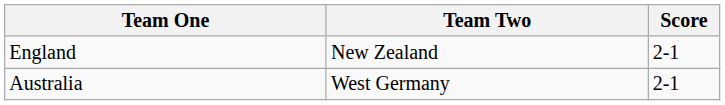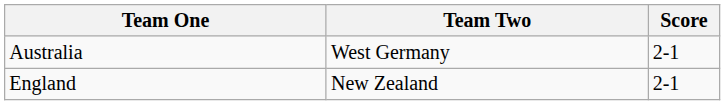rows swapped: (46, 83) <-> (43, 52)
